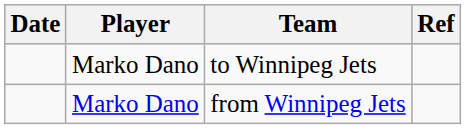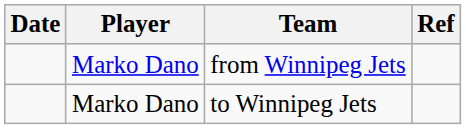rows swapped: (308, 103) <-> (293, 63)
